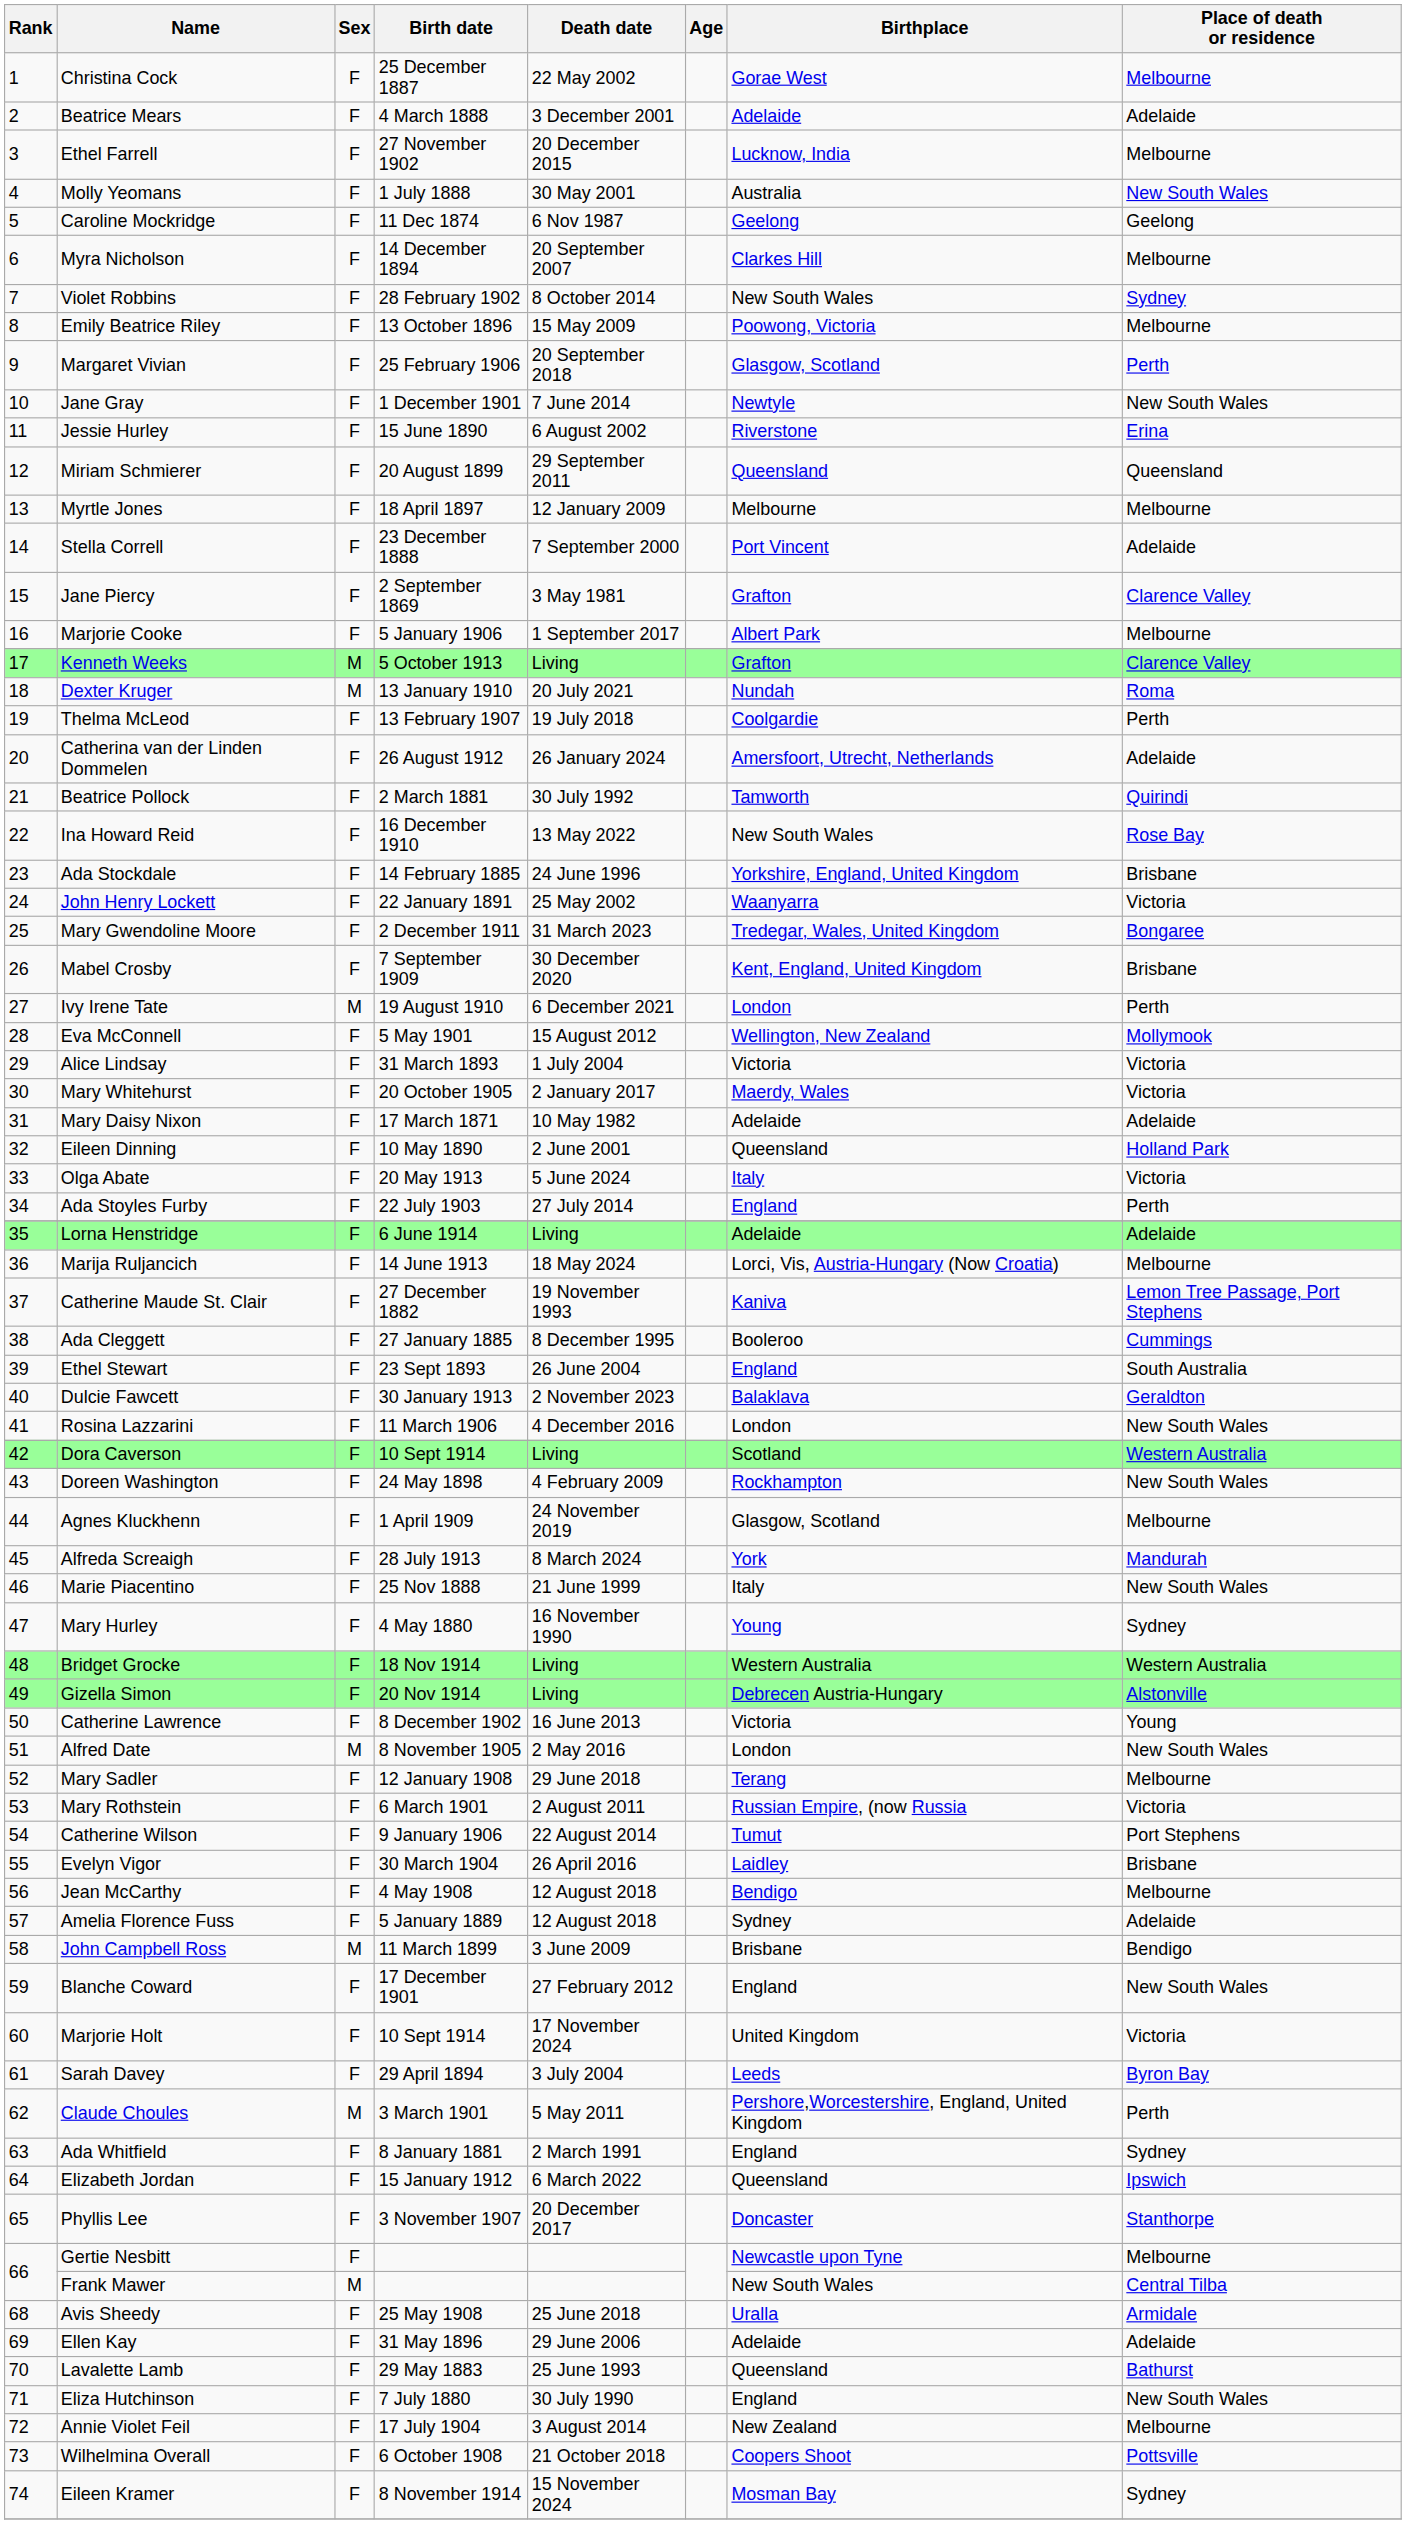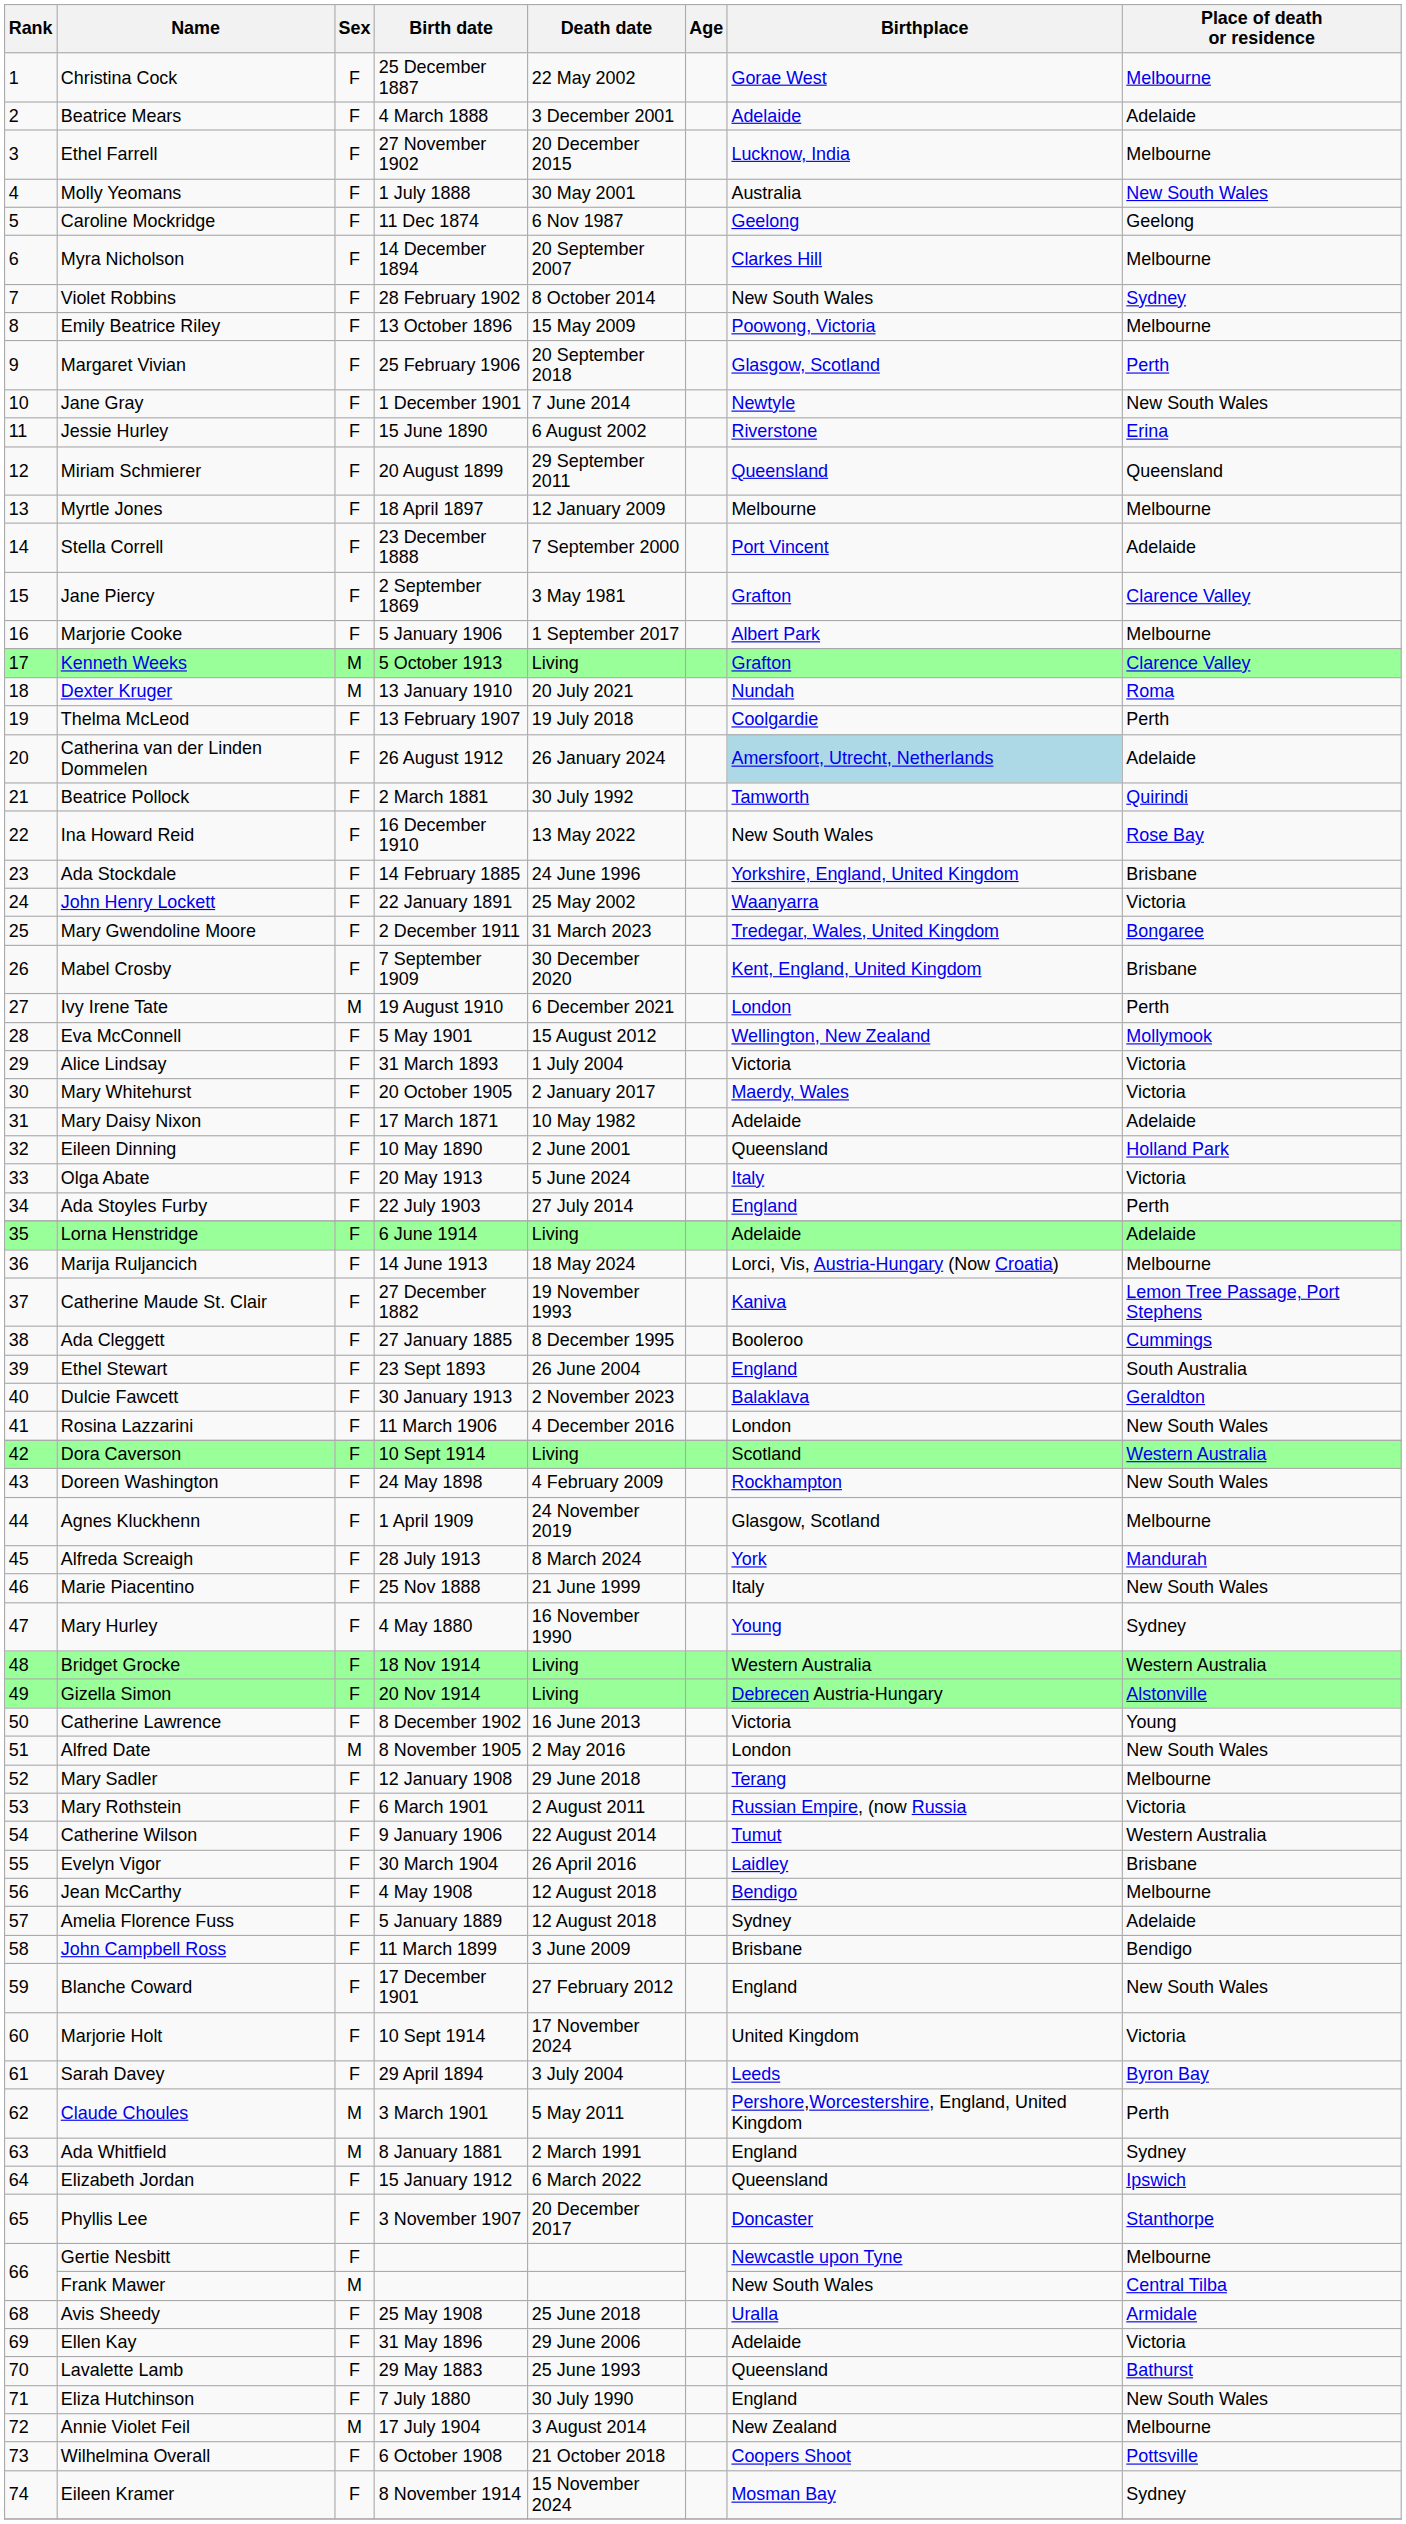(862, 758) no background -> (862, 758) lightblue background
(1183, 1835) Port Stephens -> (1196, 1835) Western Australia
(355, 1949) M -> (355, 1949) F
(355, 2151) F -> (355, 2151) M
(1161, 2342) Adelaide -> (1156, 2342) Victoria
(355, 2427) F -> (355, 2427) M
